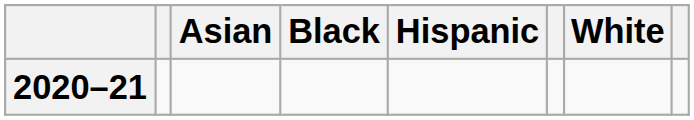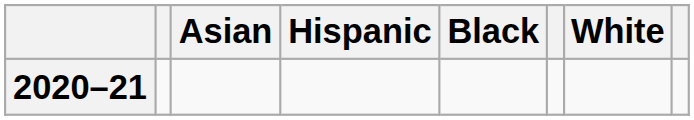columns swapped: (334, 31) <-> (468, 31)
